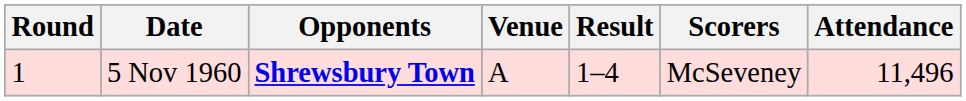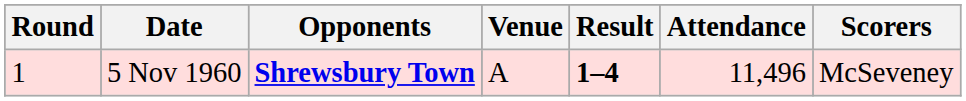columns swapped: (734, 27) <-> (884, 27)
(597, 72) normal -> (597, 72) bold
